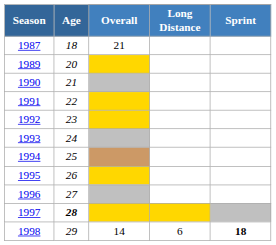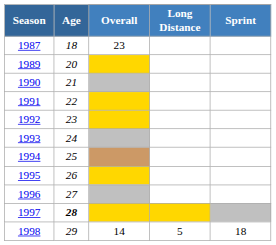(119, 45) 21 -> (119, 45) 23
(180, 231) 6 -> (180, 231) 5
(241, 231) bold -> (241, 231) normal
